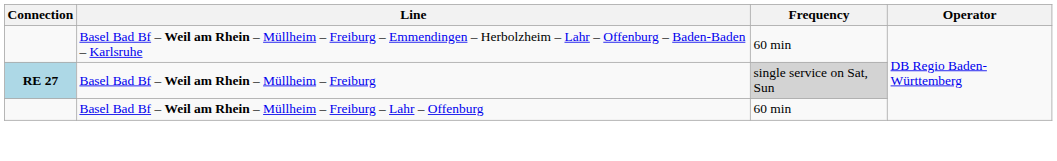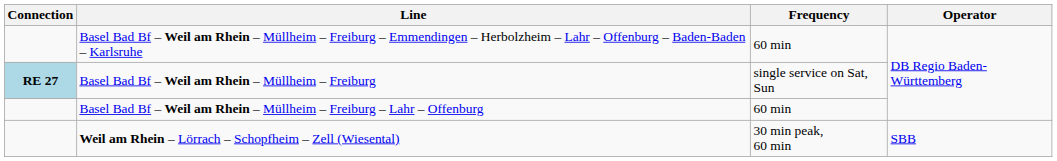(811, 80) lightgrey background -> (811, 80) no background
+ row: (239, 138)
